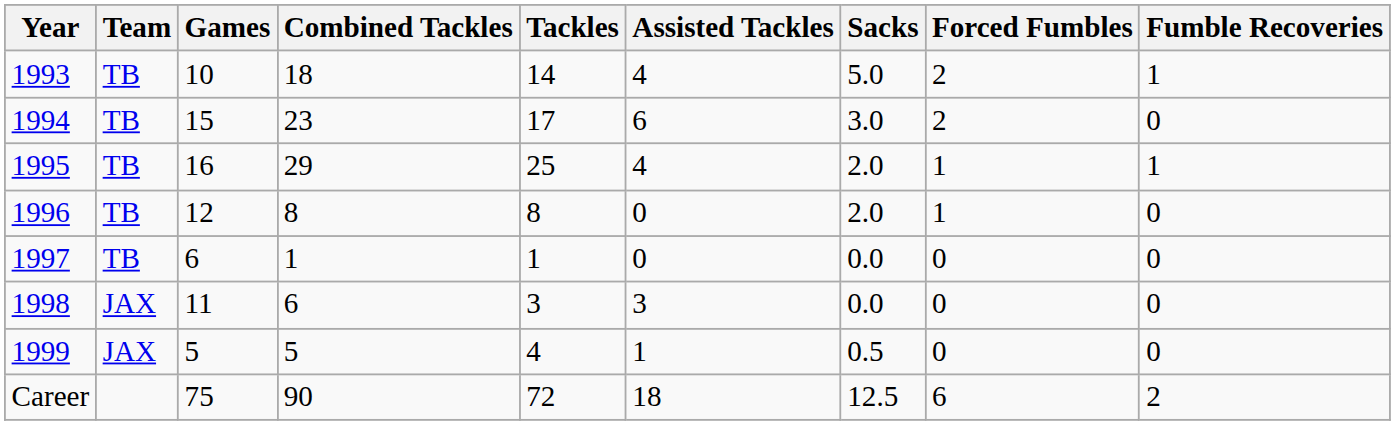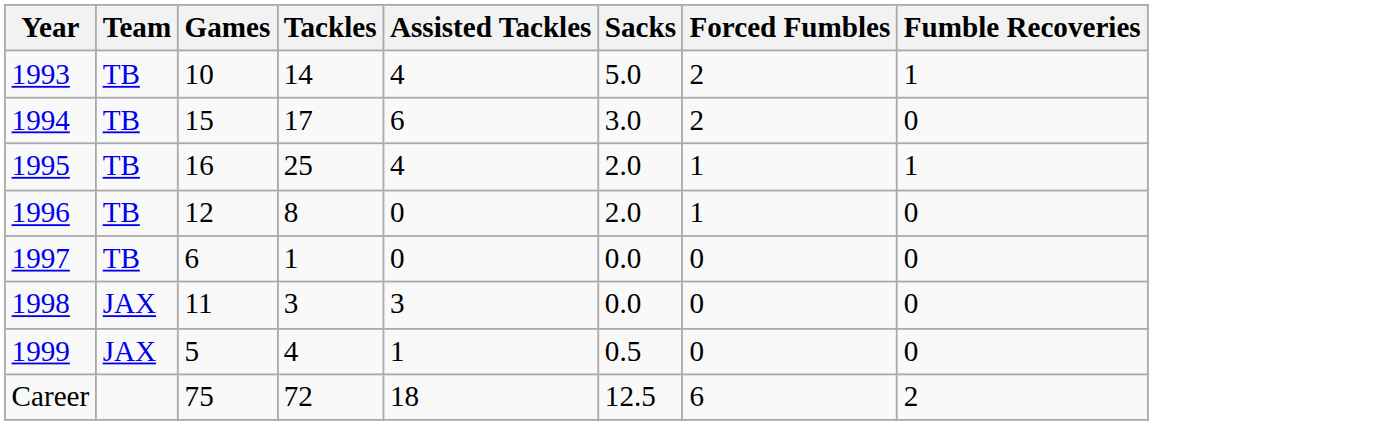- column: (398, 27)
